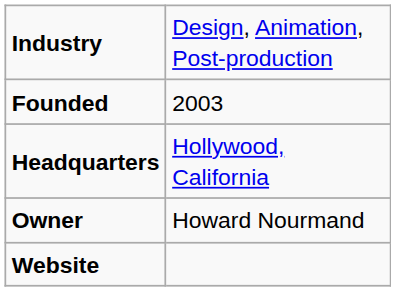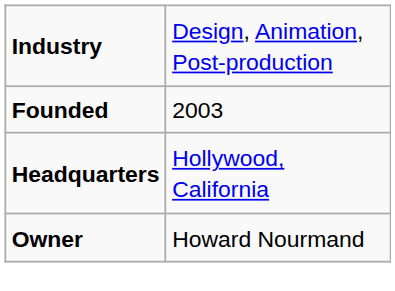- row: (55, 263)
